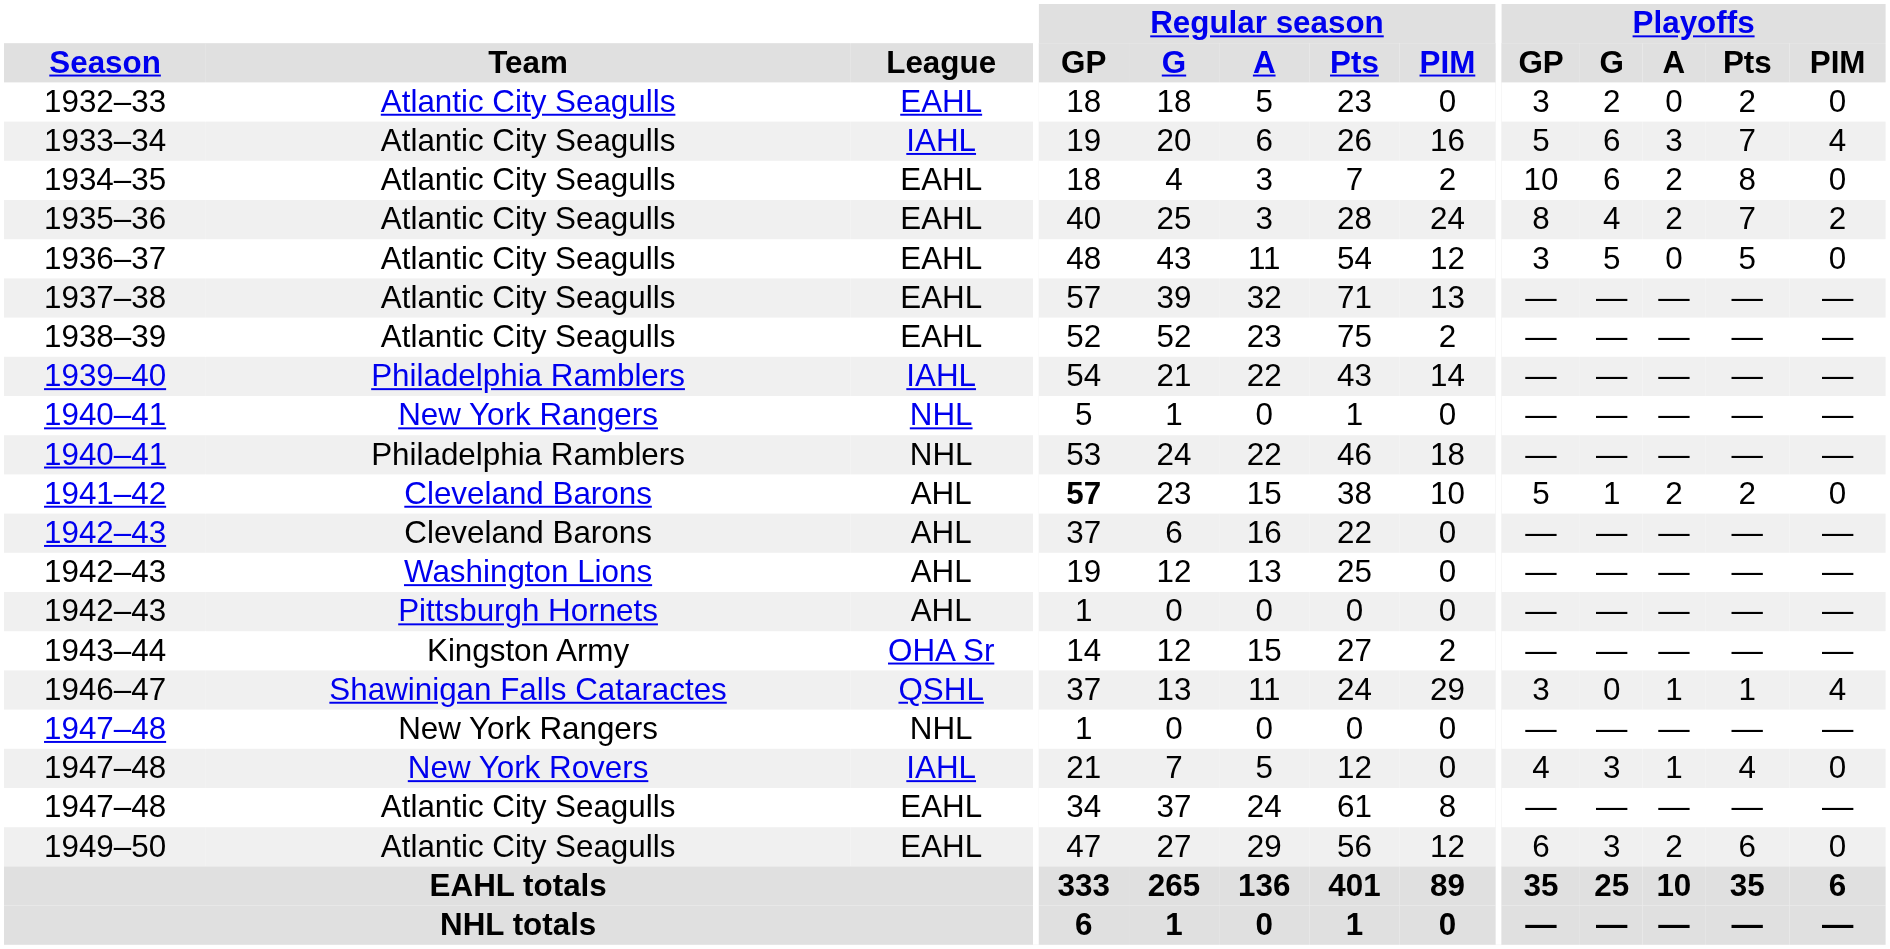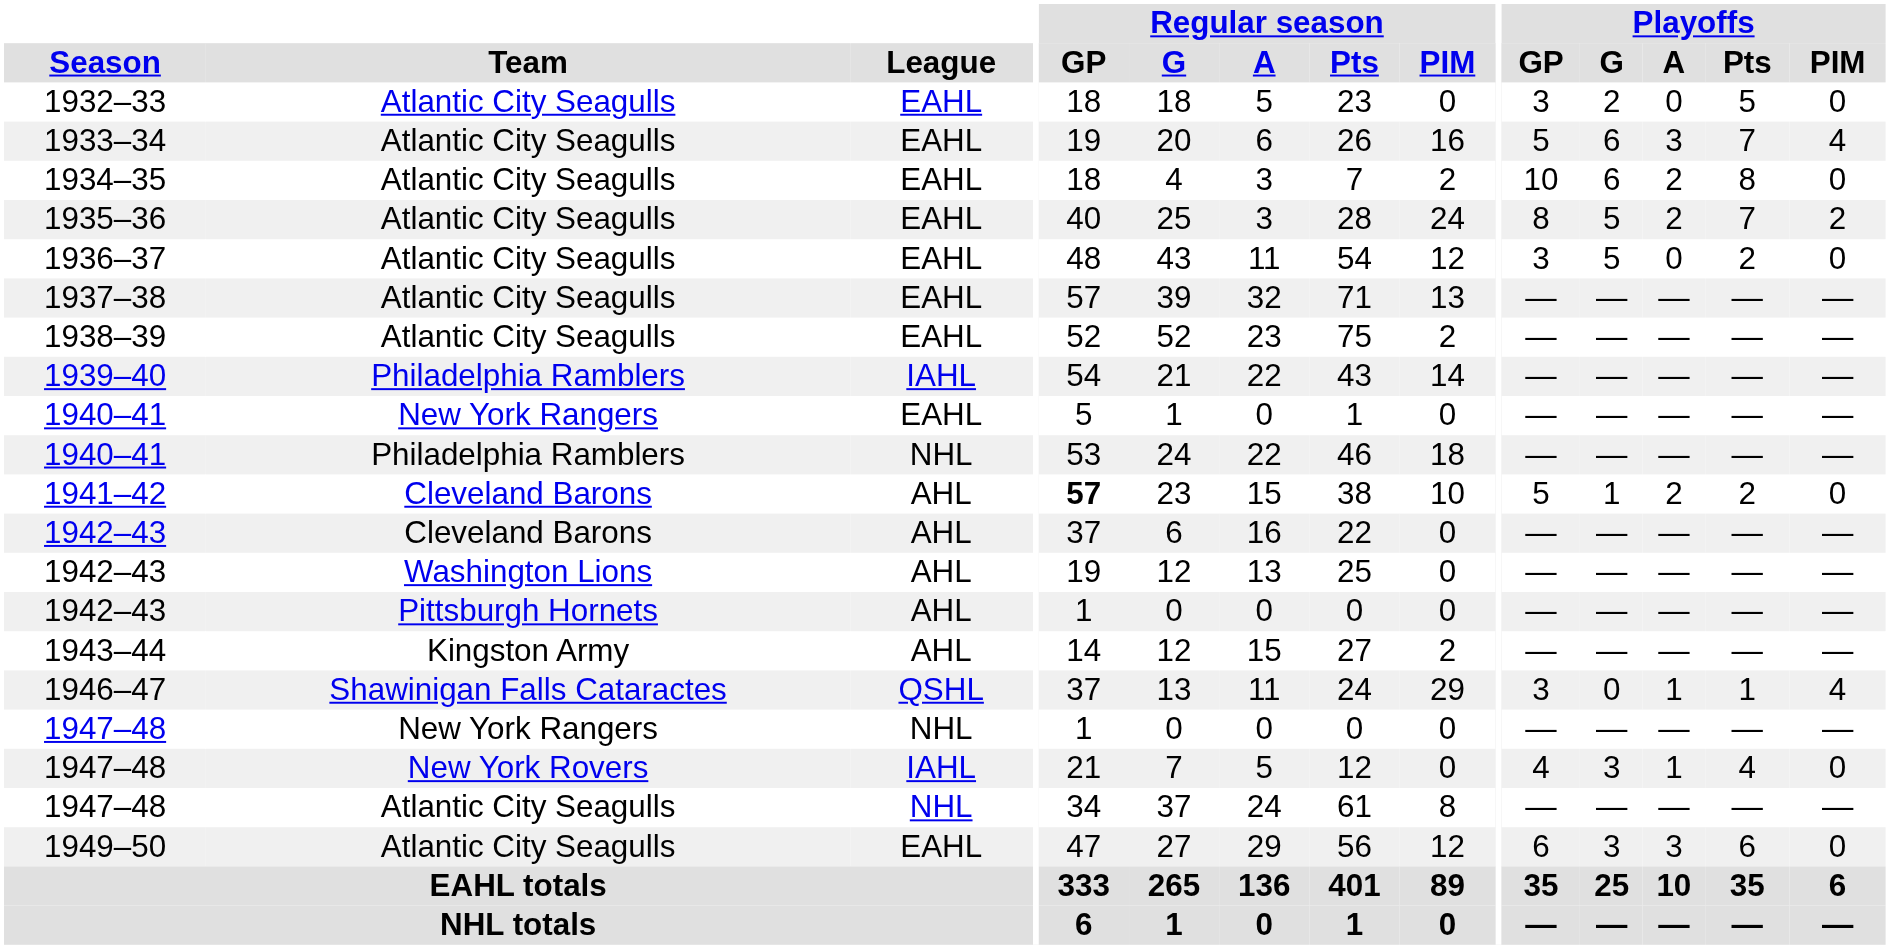(1747, 101) 2 -> (1747, 101) 5
(941, 140) IAHL -> (941, 140) EAHL
(1612, 219) 4 -> (1612, 219) 5
(1747, 258) 5 -> (1747, 258) 2
(941, 415) NHL -> (941, 415) EAHL
(941, 650) OHA Sr -> (941, 650) AHL
(941, 807) EAHL -> (941, 807) NHL
(1674, 846) 2 -> (1674, 846) 3
